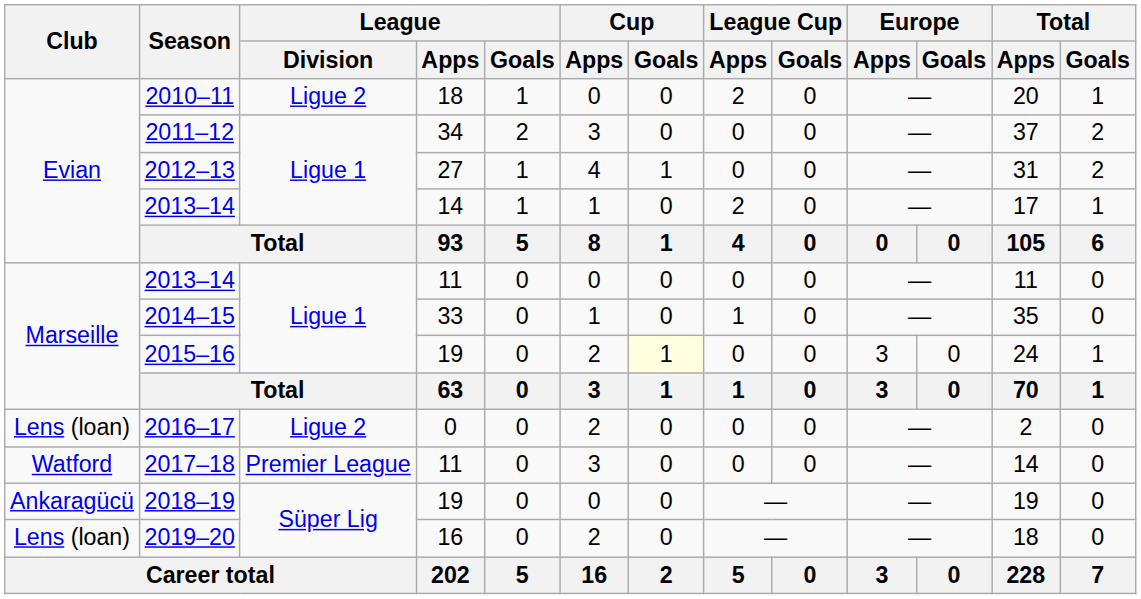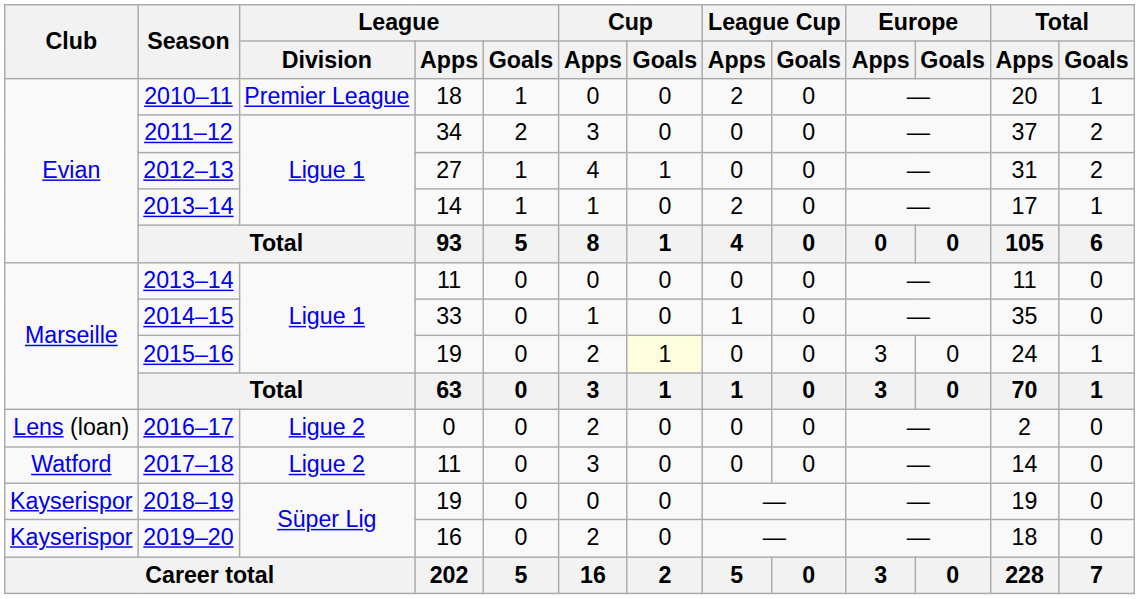(328, 96) Ligue 2 -> (327, 96) Premier League
(328, 464) Premier League -> (327, 464) Ligue 2
(72, 501) Ankaragücü -> (71, 501) Kayserispor
(72, 538) Lens (loan) -> (71, 538) Kayserispor
